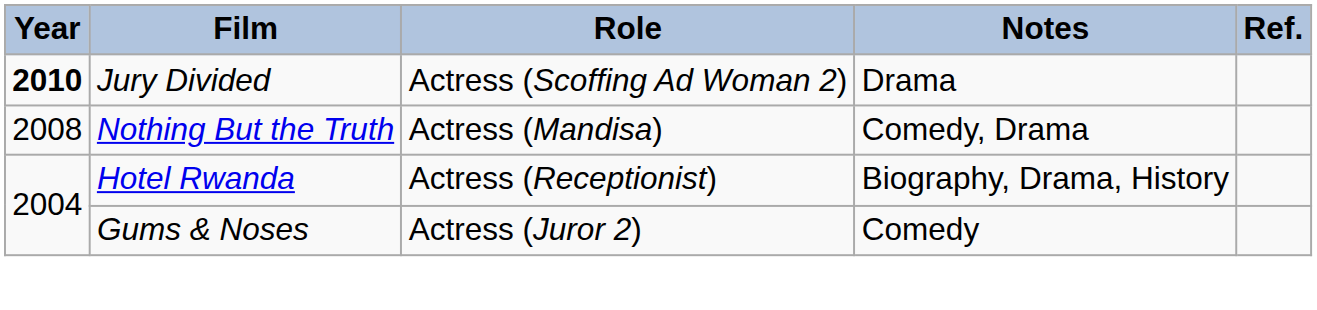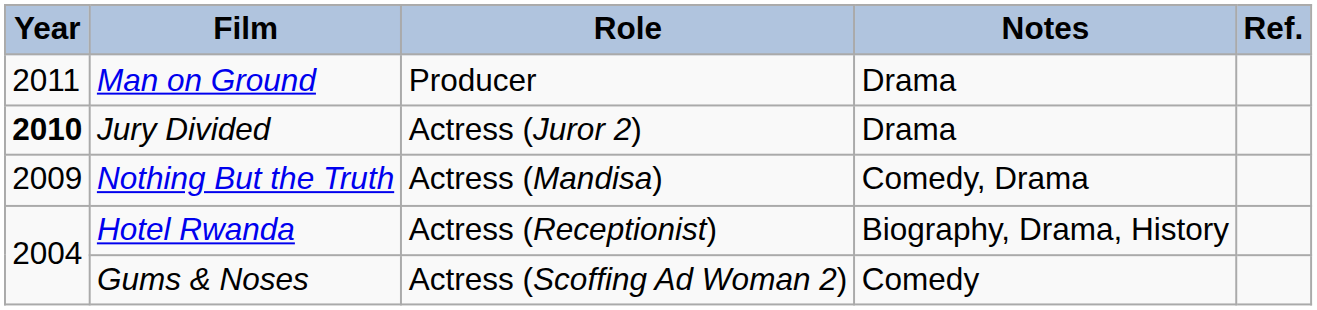+ row: (206, 79)
(628, 79) Actress (Scoffing Ad Woman 2) -> (525, 129) Actress (Juror 2)
(47, 129) 2008 -> (47, 179) 2009
(525, 229) Actress (Juror 2) -> (628, 279) Actress (Scoffing Ad Woman 2)
